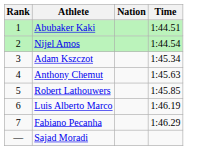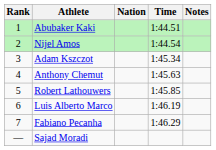+ column: (197, 12)
